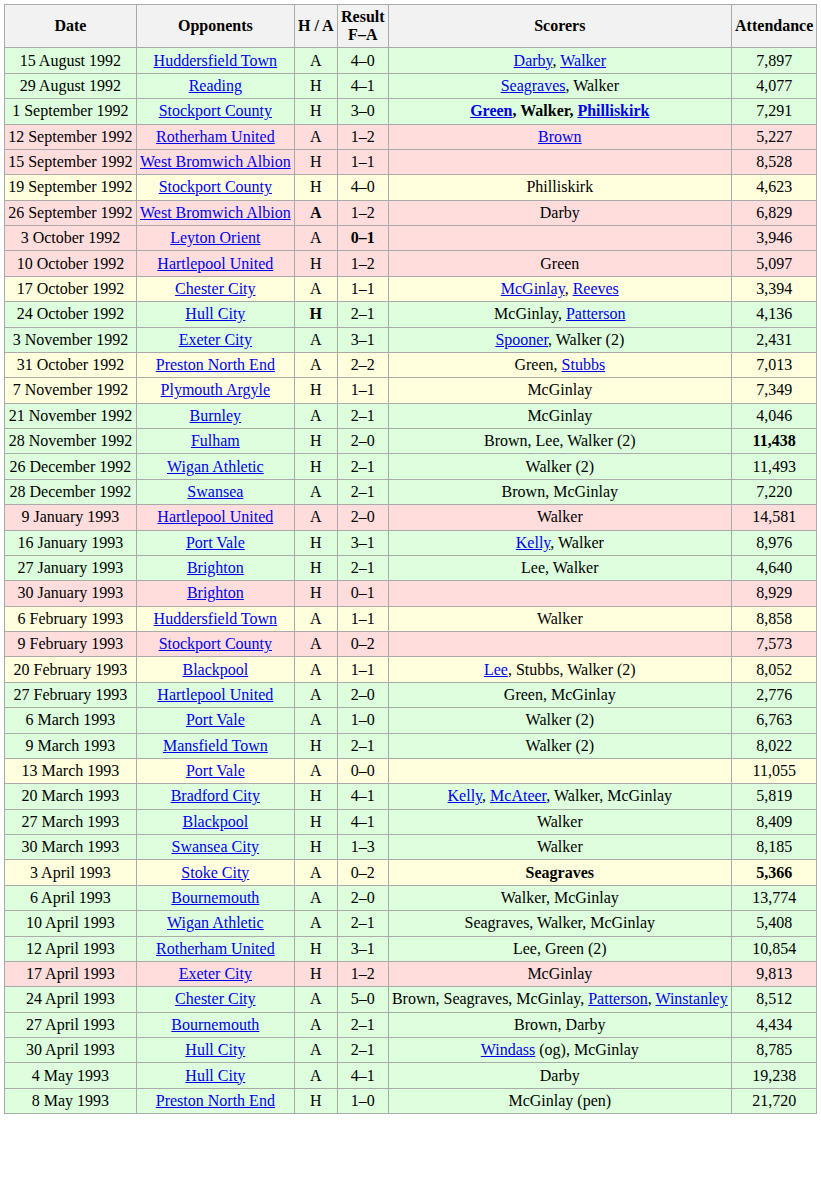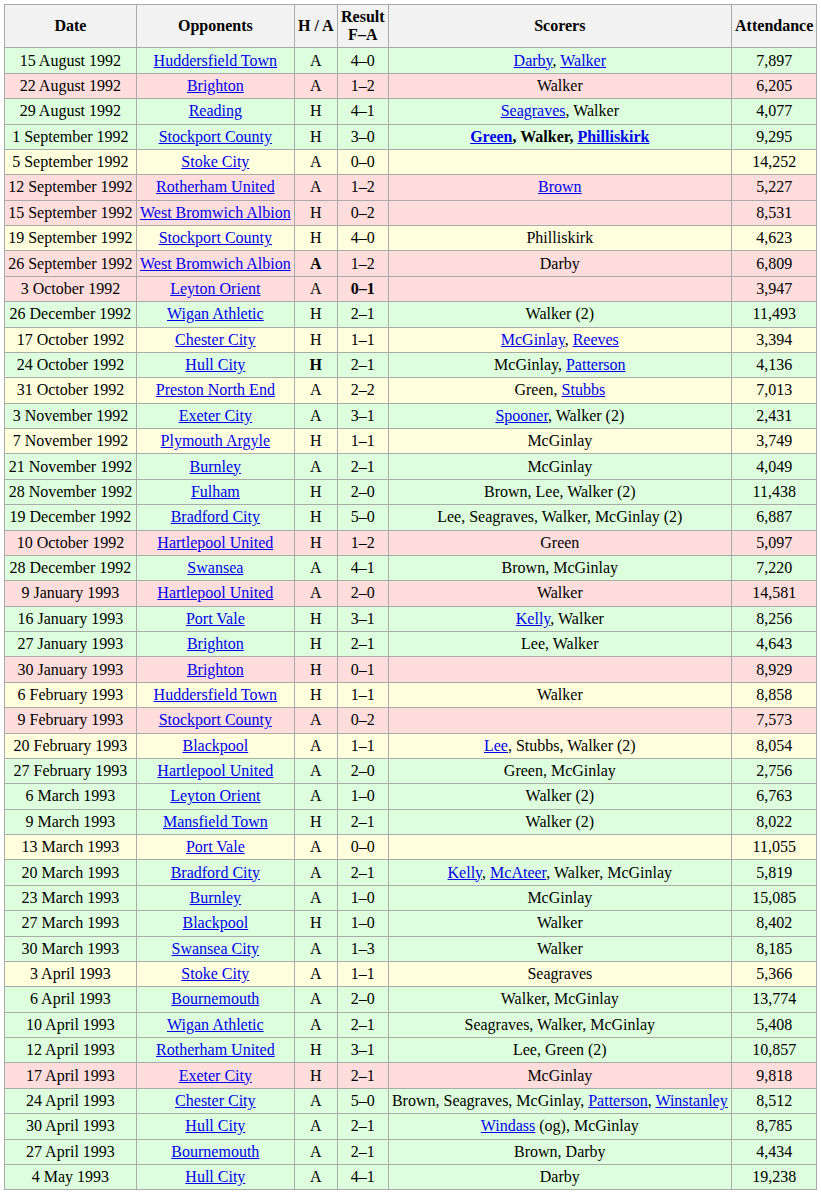+ row: (70, 85)
(774, 111) 7,291 -> (774, 136) 9,295
+ row: (70, 162)
(363, 162) 1–1 -> (363, 212) 0–2
(774, 162) 8,528 -> (774, 212) 8,531
(774, 212) 6,829 -> (774, 263) 6,809
(774, 238) 3,946 -> (774, 288) 3,947
rows swapped: (70, 263) <-> (70, 466)
(316, 288) A -> (316, 339) H
rows swapped: (70, 365) <-> (70, 339)
(774, 390) 7,349 -> (774, 441) 3,749
(774, 415) 4,046 -> (774, 466) 4,049
(774, 441) bold -> (774, 491) normal
+ row: (70, 517)
(363, 491) 2–1 -> (363, 568) 4–1
(774, 542) 8,976 -> (774, 618) 8,256
(774, 568) 4,640 -> (774, 644) 4,643
(316, 618) A -> (316, 694) H
(774, 669) 8,052 -> (774, 745) 8,054
(774, 694) 2,776 -> (774, 771) 2,756
(215, 720) Port Vale -> (215, 796) Leyton Orient
(316, 796) H -> (316, 872) A
(363, 796) 4–1 -> (363, 872) 2–1
+ row: (70, 897)
(363, 821) 4–1 -> (363, 923) 1–0
(774, 821) 8,409 -> (774, 923) 8,402
(316, 847) H -> (316, 948) A
(363, 872) 0–2 -> (363, 974) 1–1
(560, 872) bold -> (560, 974) normal
(774, 872) bold -> (774, 974) normal
(774, 948) 10,854 -> (774, 1050) 10,857
(363, 974) 1–2 -> (363, 1075) 2–1
(774, 974) 9,813 -> (774, 1075) 9,818
rows swapped: (70, 1024) <-> (70, 1050)
- row: (70, 1100)
